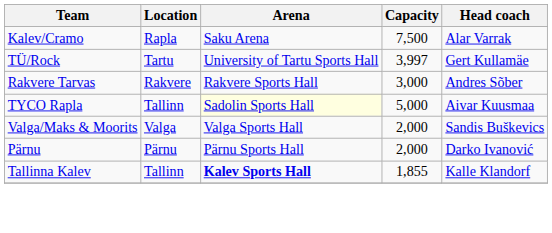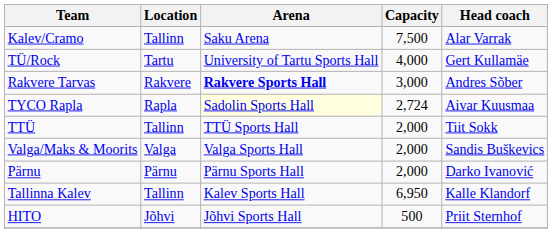(160, 37) Rapla -> (164, 37) Tallinn
(412, 60) 3,997 -> (412, 60) 4,000
(261, 82) normal -> (265, 82) bold
(164, 104) Tallinn -> (160, 104) Rapla
(412, 104) 5,000 -> (412, 104) 2,724
+ row: (21, 127)
(257, 171) bold -> (254, 194) normal
(412, 171) 1,855 -> (412, 194) 6,950
+ row: (24, 216)
